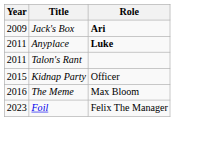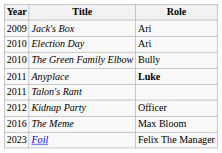(98, 28) bold -> (145, 28) normal
+ row: (58, 44)
+ row: (82, 60)
(17, 76) 2015 -> (17, 108) 2012
